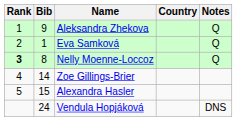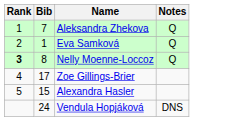- column: (178, 12)
(44, 28) 9 -> (44, 28) 7
(44, 76) 14 -> (44, 76) 17
